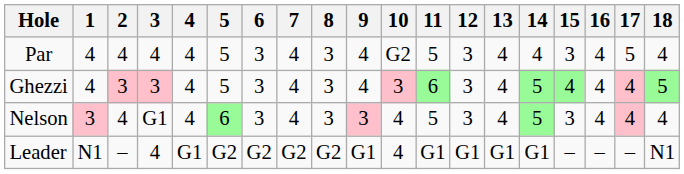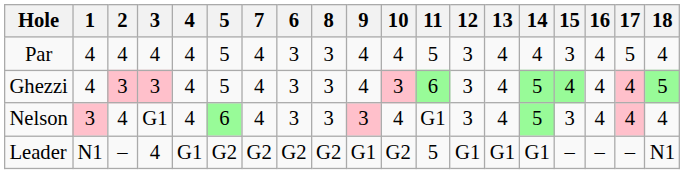columns swapped: (259, 20) <-> (294, 20)
(398, 53) G2 -> (398, 53) 4
(433, 119) 5 -> (433, 119) G1
(398, 151) 4 -> (398, 151) G2
(433, 151) G1 -> (433, 151) 5
